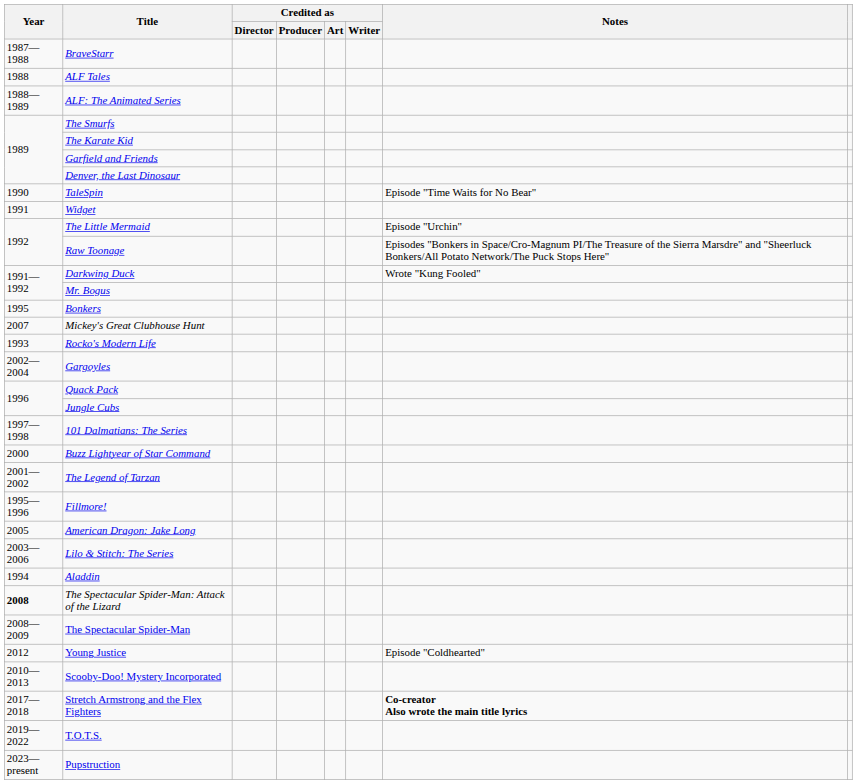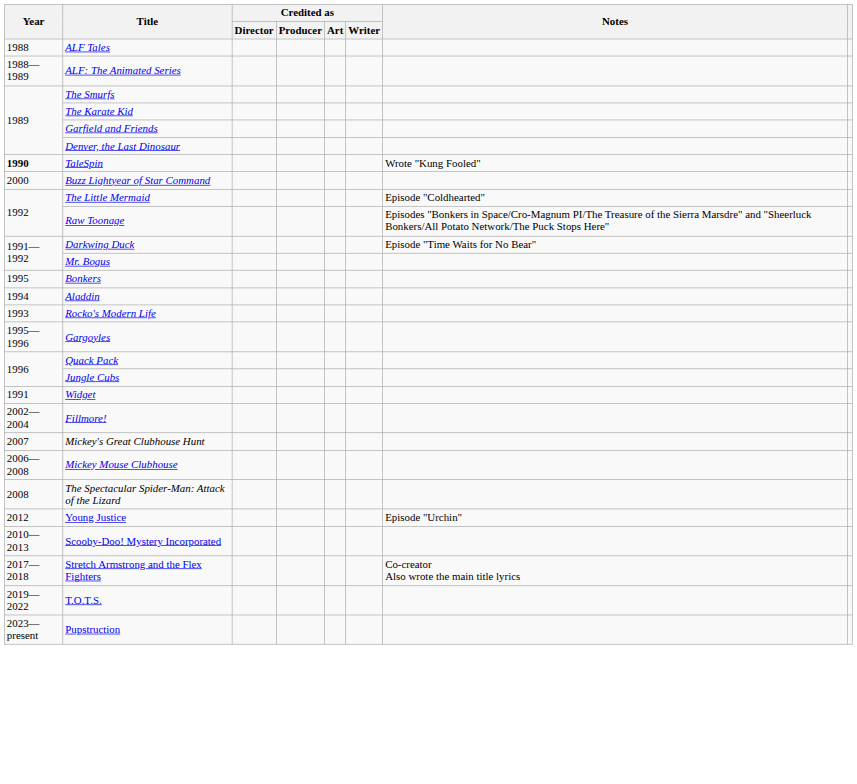- row: (89, 53)
(18, 192) normal -> (18, 163) bold
(461, 192) Episode "Time Waits for No Bear" -> (433, 163) Wrote "Kung Fooled"
rows swapped: (80, 210) <-> (138, 453)
(424, 227) Episode "Urchin" -> (435, 197) Episode "Coldhearted"
(433, 274) Wrote "Kung Fooled" -> (461, 244) Episode "Time Waits for No Bear"
rows swapped: (82, 576) <-> (135, 325)
(23, 366) 2002—2004 -> (23, 337) 1995—1996
- row: (126, 430)
- row: (113, 477)
(23, 506) 1995—1996 -> (23, 418) 2002—2004
- row: (130, 530)
- row: (119, 553)
+ row: (121, 465)
(18, 600) bold -> (18, 494) normal
- row: (128, 629)
(435, 653) Episode "Coldhearted" -> (424, 517) Episode "Urchin"
(456, 706) bold -> (453, 570) normal
